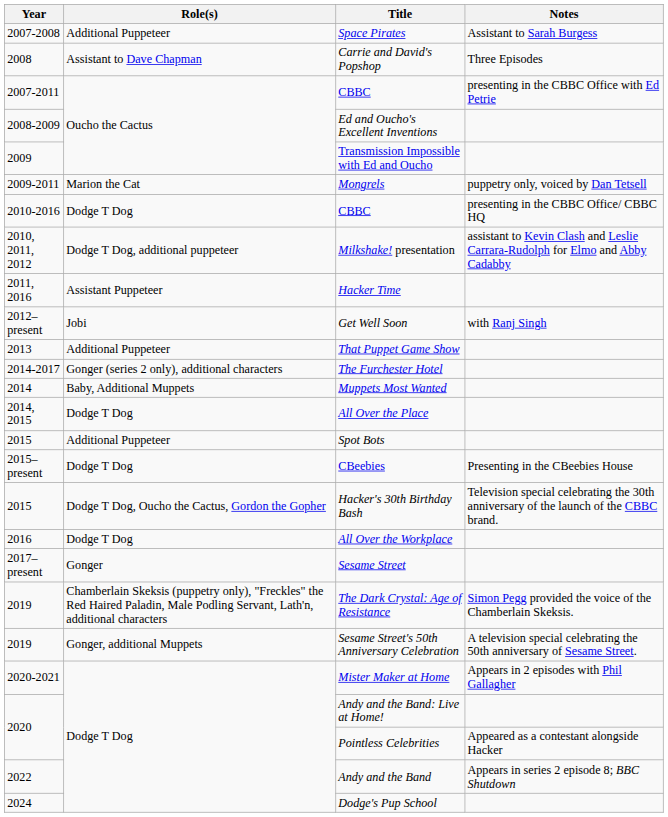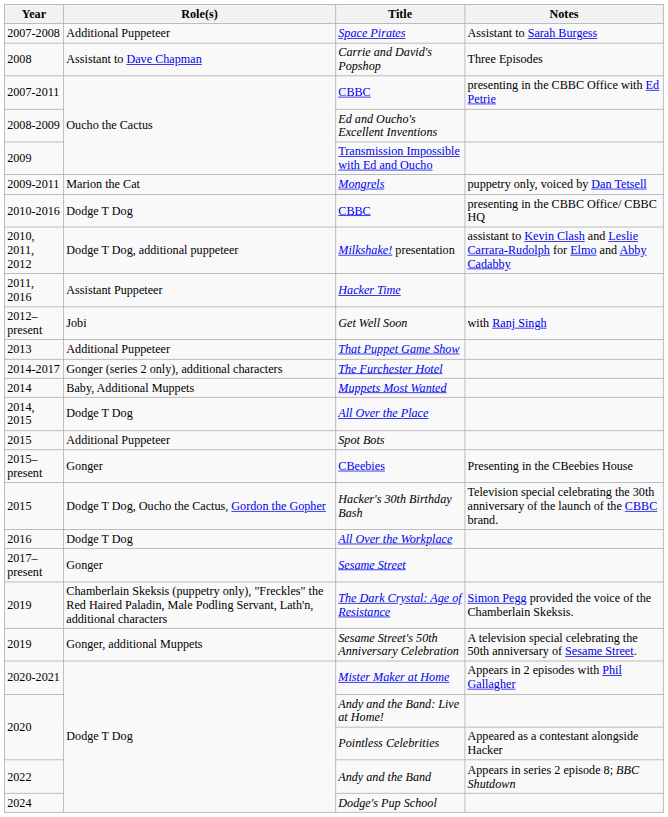(100, 466) Dodge T Dog -> (85, 466) Gonger
